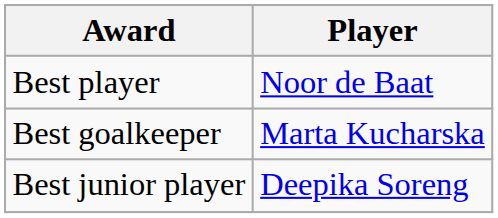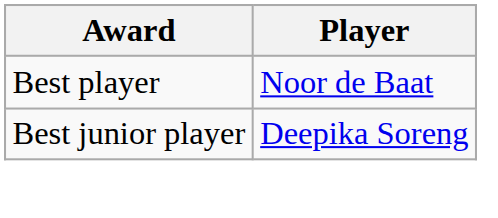- row: (117, 133)
